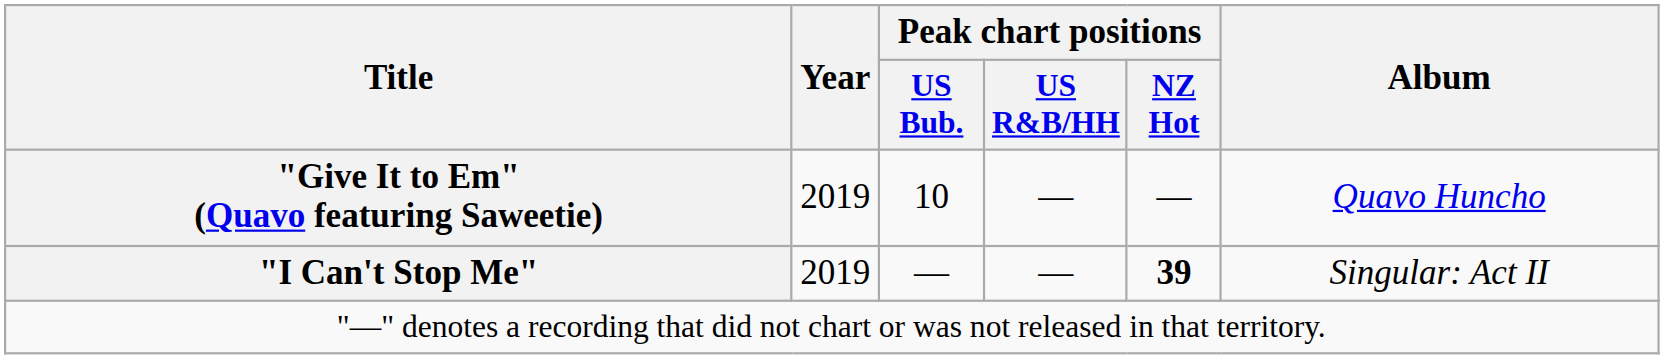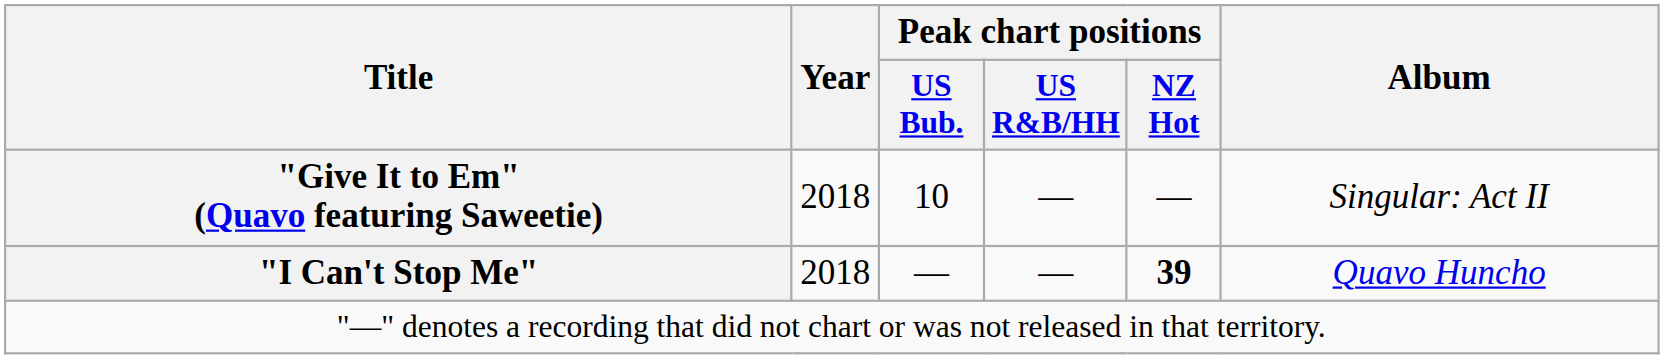(835, 196) 2019 -> (835, 196) 2018
(1439, 196) Quavo Huncho -> (1439, 196) Singular: Act II
(835, 272) 2019 -> (835, 272) 2018
(1439, 272) Singular: Act II -> (1439, 272) Quavo Huncho
